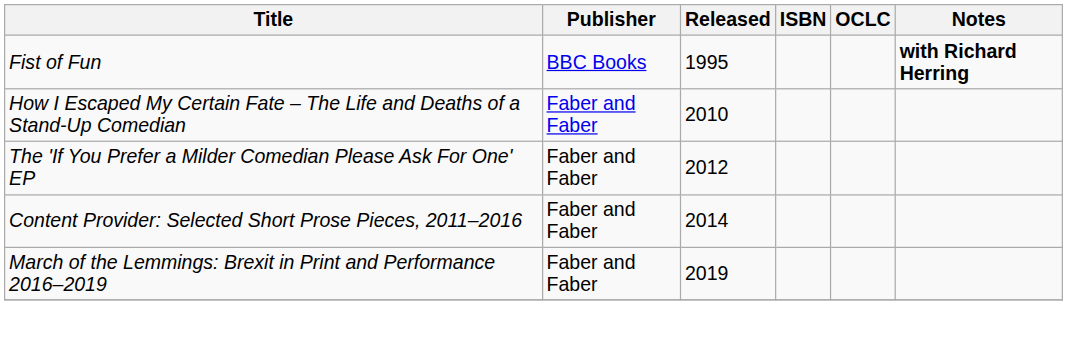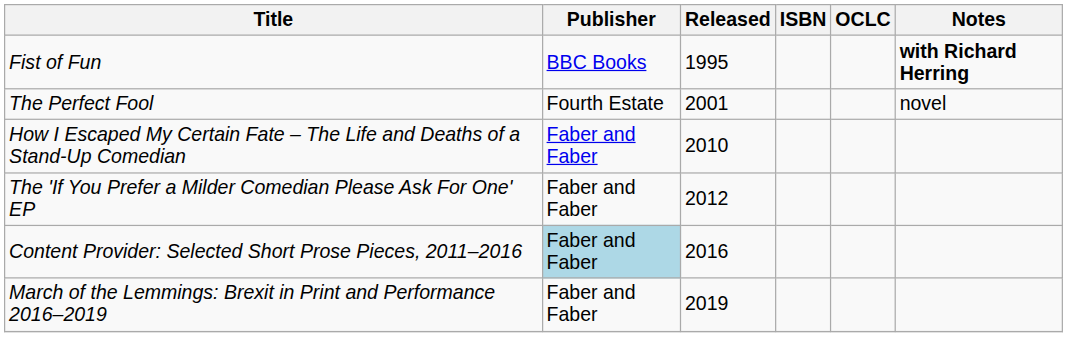+ row: (81, 103)
(591, 220) no background -> (591, 251) lightblue background
(707, 220) 2014 -> (707, 251) 2016
